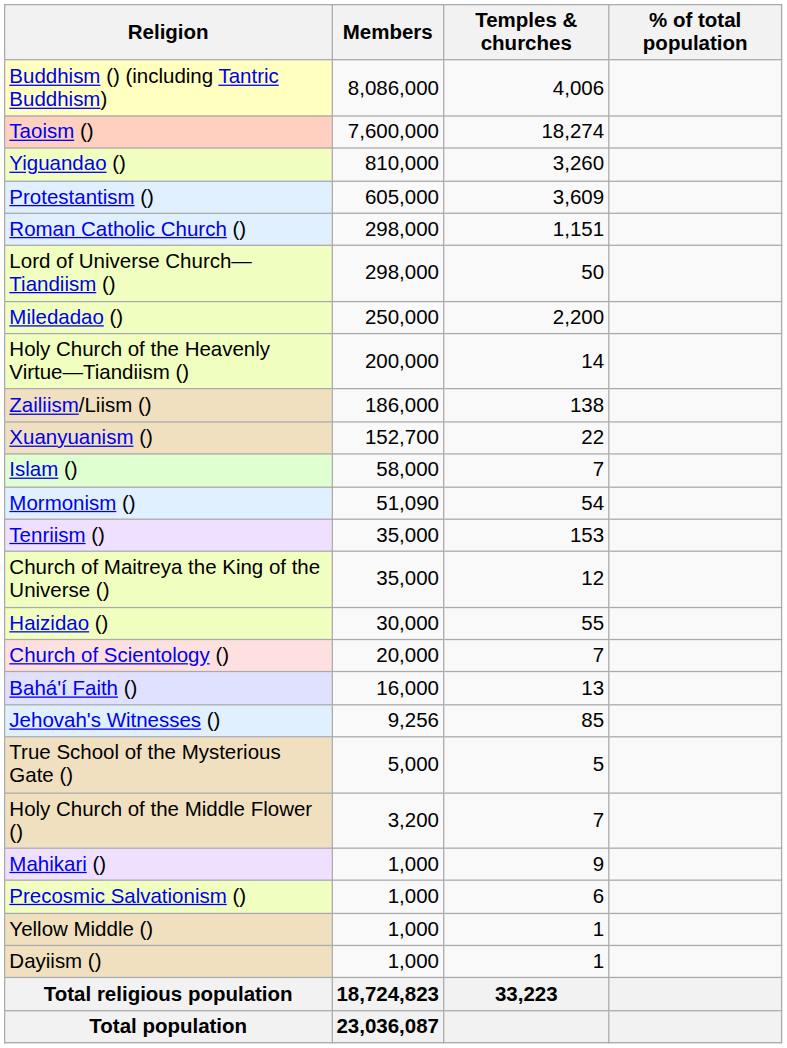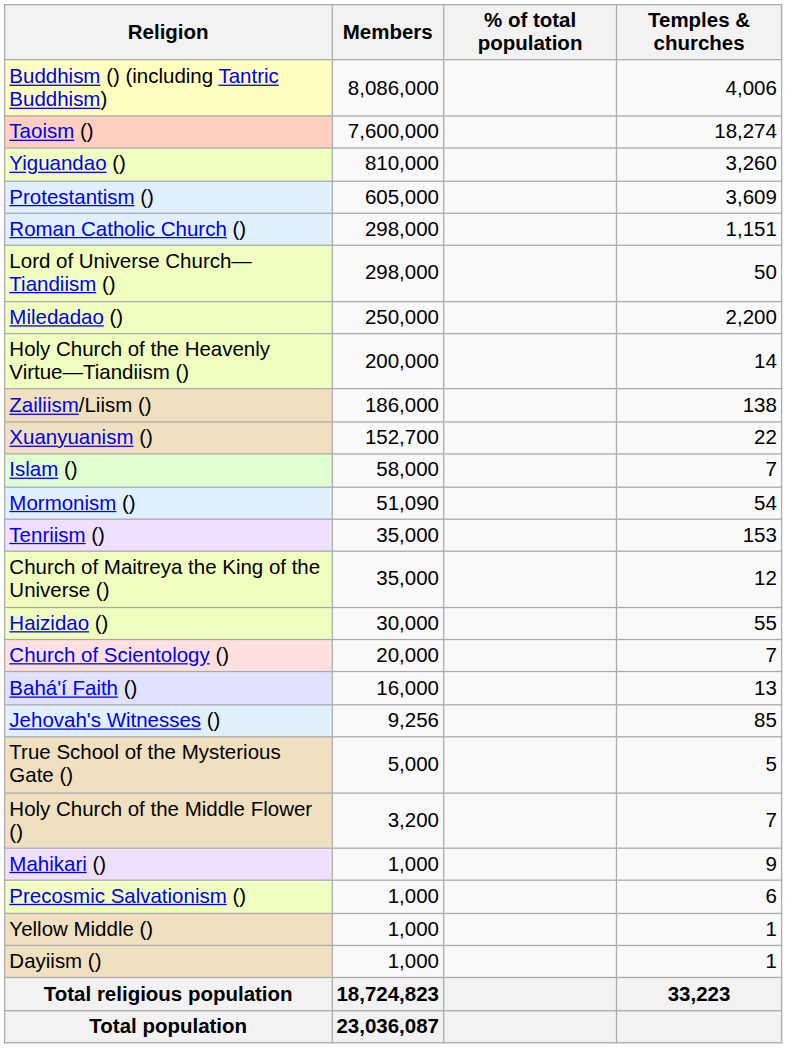columns swapped: (695, 32) <-> (526, 32)
